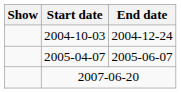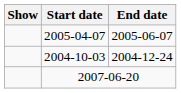rows swapped: (75, 35) <-> (75, 56)
